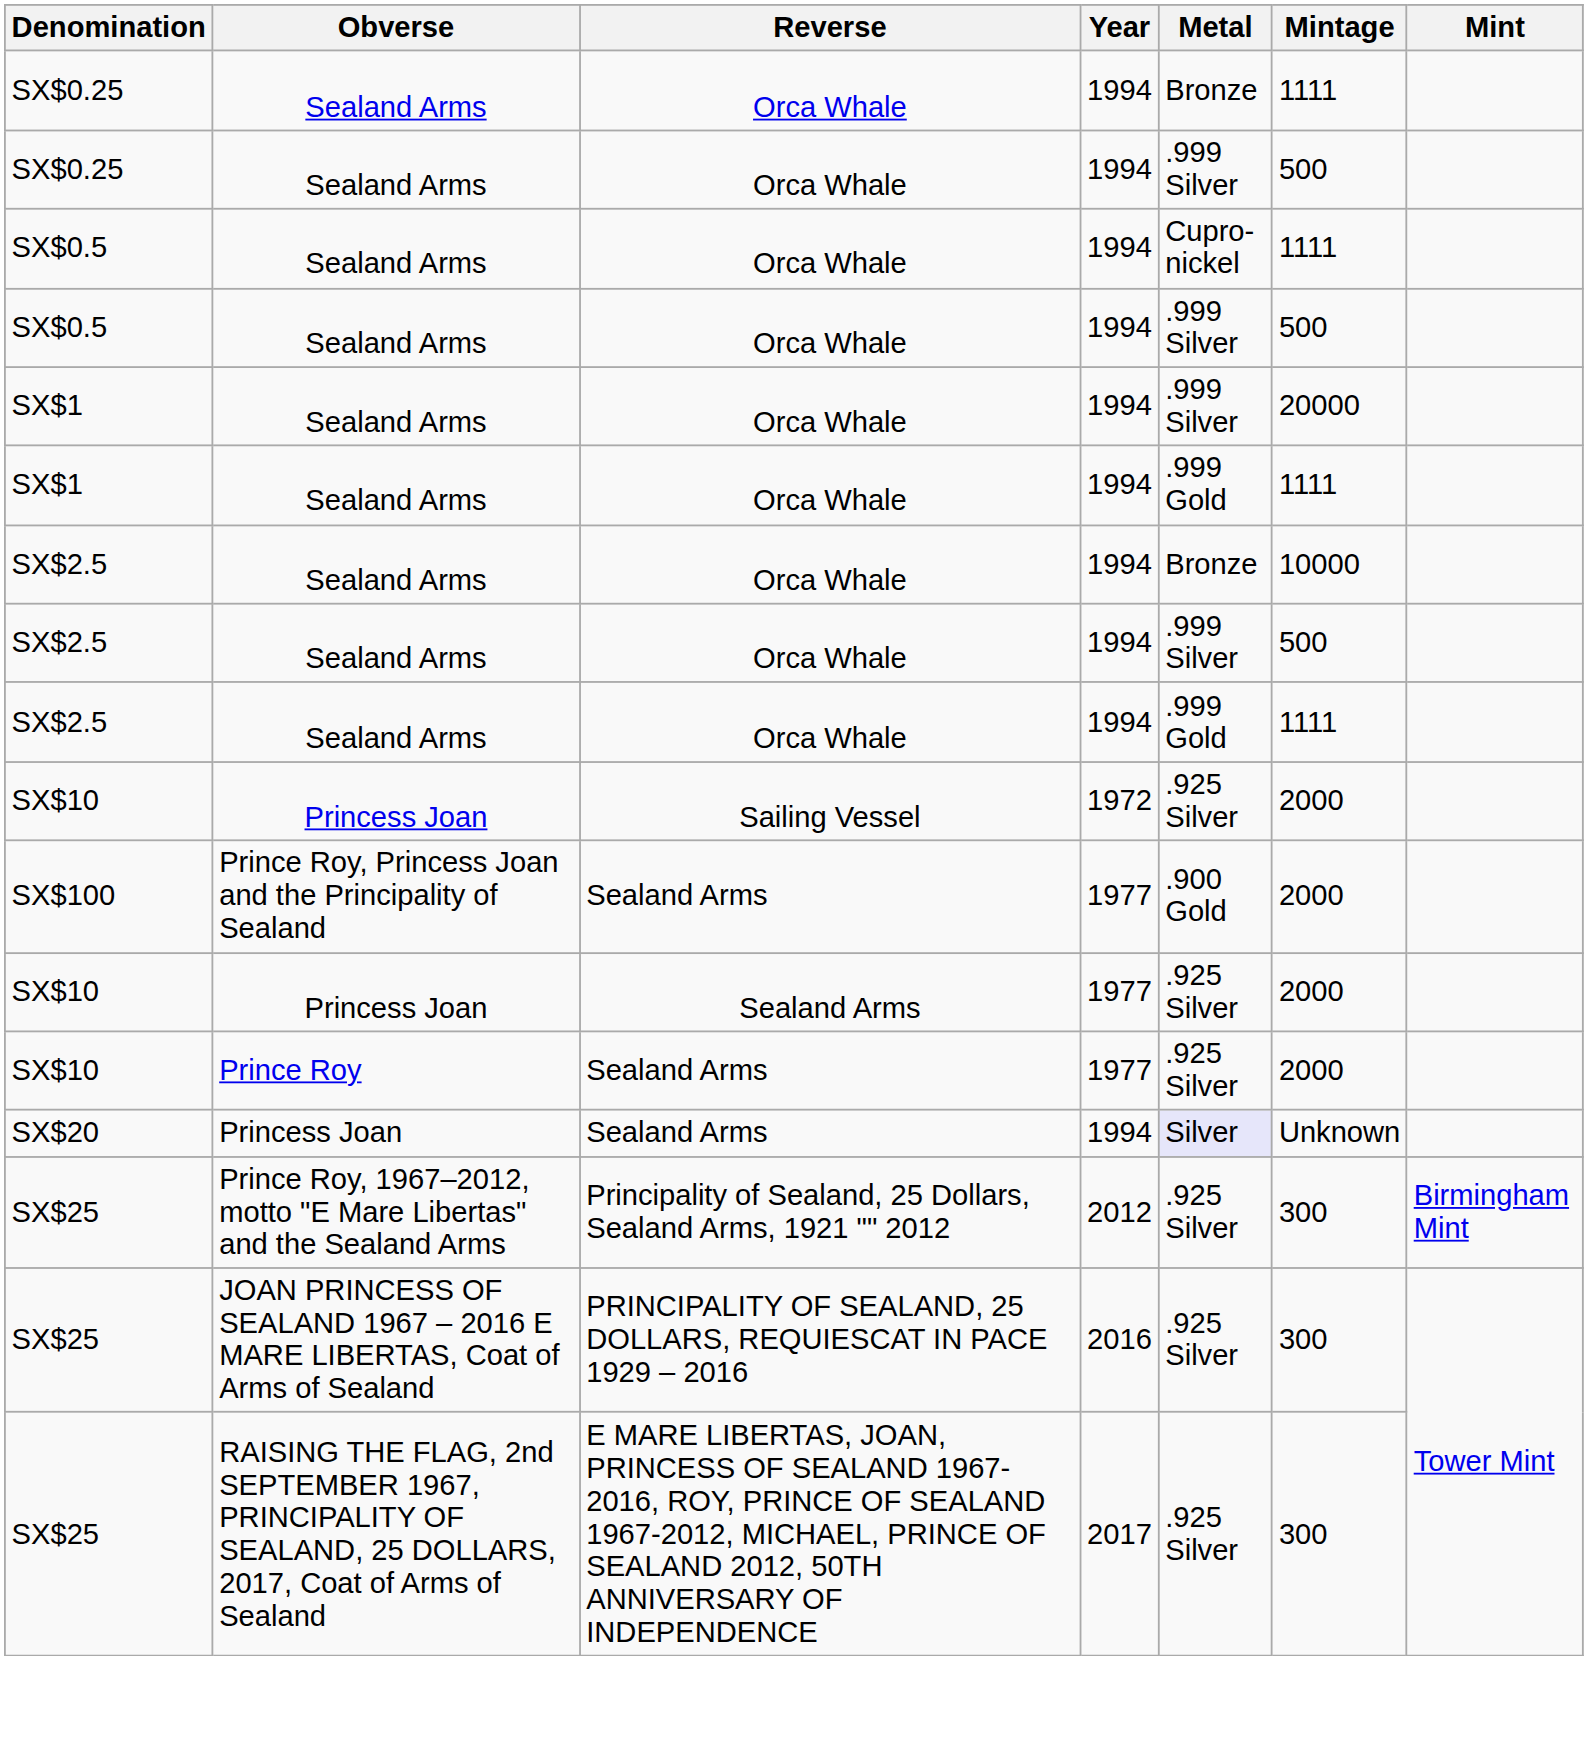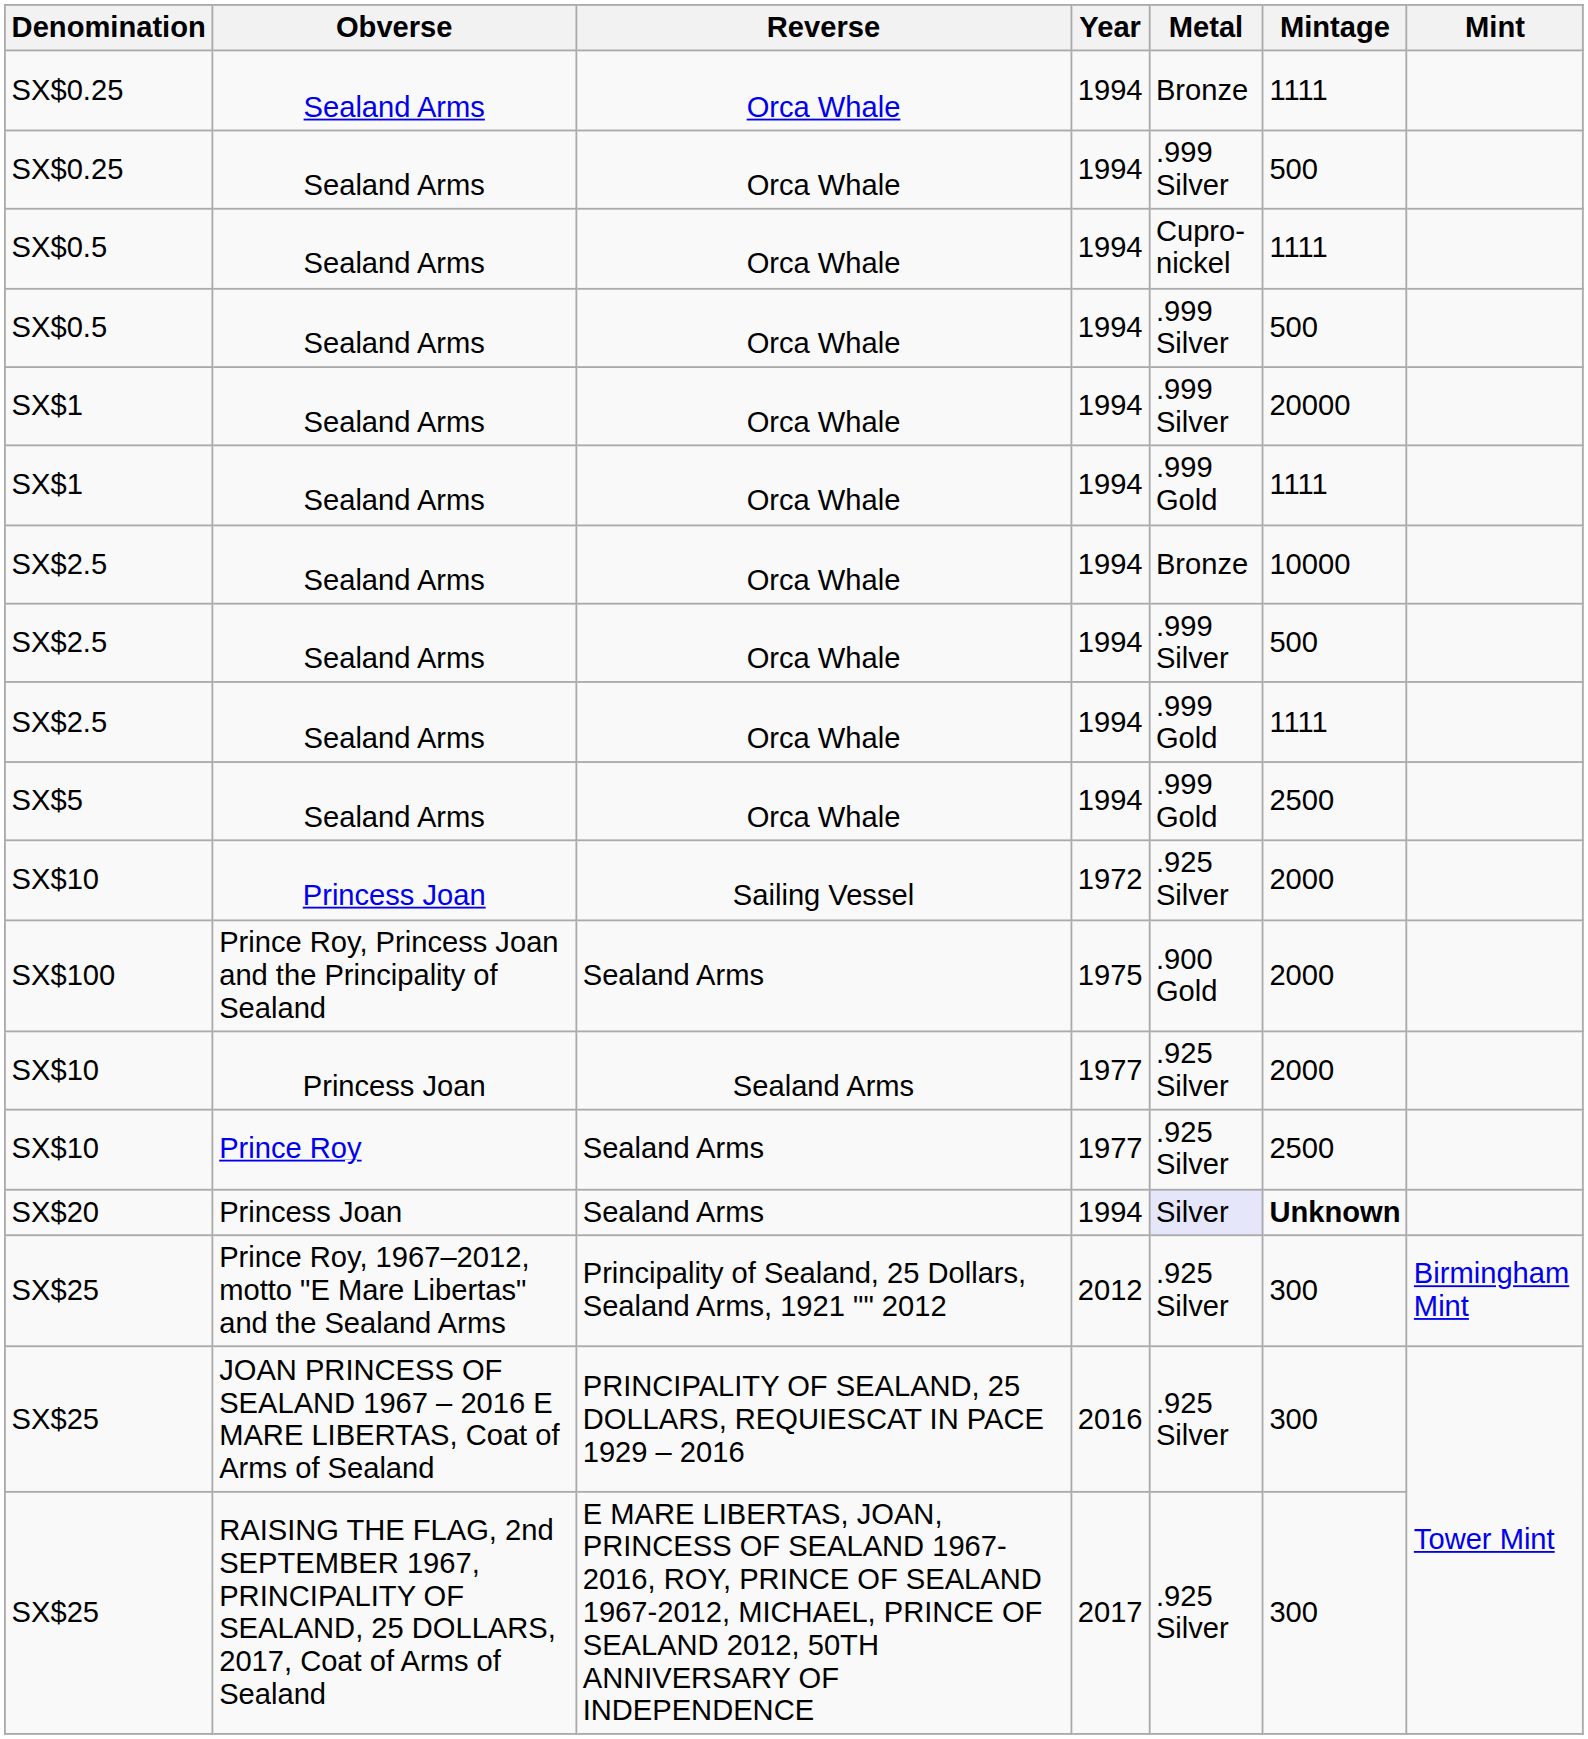+ row: (47, 800)
(1119, 895) 1977 -> (1110, 974) 1975
(1311, 1070) 2000 -> (1302, 1149) 2500
(1340, 1132) normal -> (1335, 1211) bold
